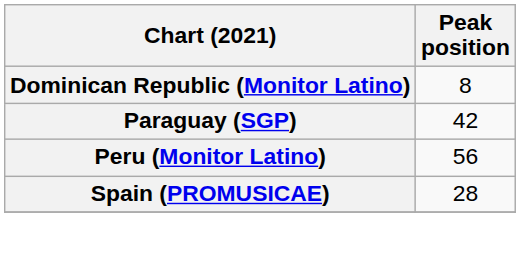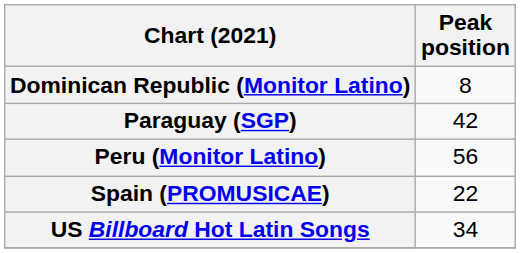(465, 193) 28 -> (465, 193) 22
+ row: (210, 229)
